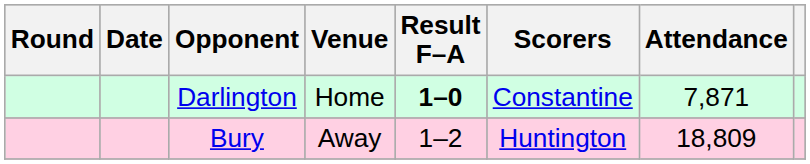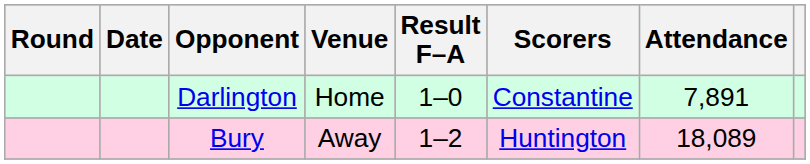(441, 96) bold -> (441, 96) normal
(716, 96) 7,871 -> (716, 96) 7,891
(716, 138) 18,809 -> (716, 138) 18,089
